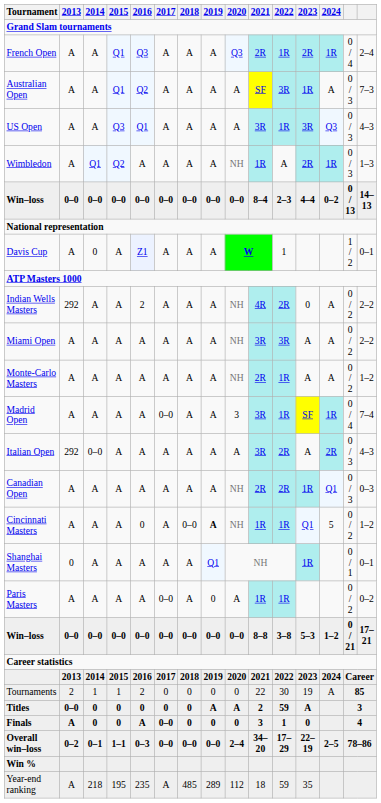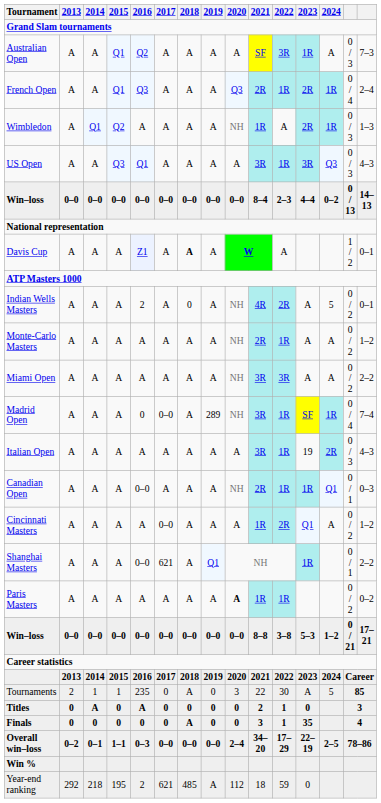rows swapped: (27, 90) <-> (31, 53)
rows swapped: (29, 163) <-> (24, 127)
(95, 252) 0 -> (95, 252) A
(190, 252) normal -> (190, 252) bold
(284, 252) 1 -> (284, 252) A
(71, 304) 292 -> (71, 304) A
(190, 304) A -> (190, 304) 0
(308, 304) 0 -> (308, 304) A
(331, 304) A -> (331, 304) 5
(367, 304) 2–2 -> (367, 304) 0–1
rows swapped: (31, 341) <-> (31, 378)
(142, 415) A -> (142, 415) 0
(213, 415) A -> (213, 415) 289
(237, 415) 3 -> (237, 415) NH
(71, 452) 292 -> (71, 452) A
(95, 452) 0–0 -> (95, 452) A
(284, 452) 2R -> (284, 452) 1R
(308, 452) A -> (308, 452) 19
(142, 488) A -> (142, 488) 0–0
(284, 488) 2R -> (284, 488) 1R
(350, 488) 0 / 3 -> (350, 488) 0 / 1
(142, 525) 0 -> (142, 525) A
(166, 525) A -> (166, 525) 0–0
(190, 525) 0–0 -> (190, 525) A
(213, 525) bold -> (213, 525) normal
(237, 525) NH -> (237, 525) A
(284, 525) 1R -> (284, 525) 2R
(331, 525) 5 -> (331, 525) A
(71, 562) 0 -> (71, 562) A
(142, 562) A -> (142, 562) 0–0
(166, 562) A -> (166, 562) 621
(367, 562) 0–1 -> (367, 562) 2–2
(166, 599) 0–0 -> (166, 599) A
(213, 599) 0 -> (213, 599) A
(237, 599) normal -> (237, 599) bold
(142, 692) 2 -> (142, 692) 235
(190, 692) 0 -> (190, 692) A
(237, 692) 0 -> (237, 692) 3
(308, 692) 19 -> (308, 692) A
(331, 692) A -> (331, 692) 5
(71, 707) 0–0 -> (71, 707) 0
(95, 707) 0 -> (95, 707) A
(142, 707) 0 -> (142, 707) A
(213, 707) A -> (213, 707) 0
(237, 707) A -> (237, 707) 0
(284, 707) 59 -> (284, 707) 1
(308, 707) A -> (308, 707) 0
(71, 723) A -> (71, 723) 0
(142, 723) A -> (142, 723) 0
(166, 723) 0–0 -> (166, 723) 0
(190, 723) 0 -> (190, 723) A
(308, 723) 0 -> (308, 723) 35
(71, 784) A -> (71, 784) 292
(142, 784) 235 -> (142, 784) 2
(166, 784) A -> (166, 784) 621
(213, 784) 289 -> (213, 784) A
(308, 784) 35 -> (308, 784) 0
